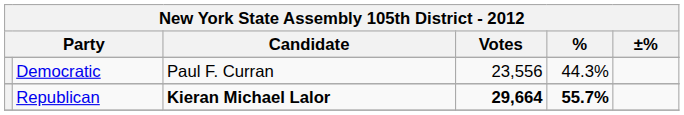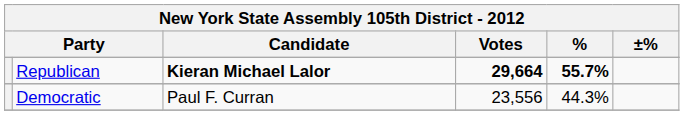rows swapped: (58, 97) <-> (58, 71)
